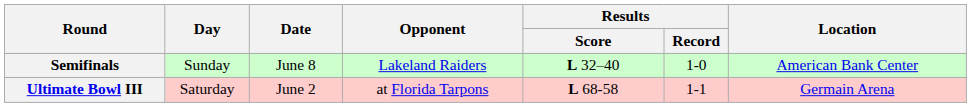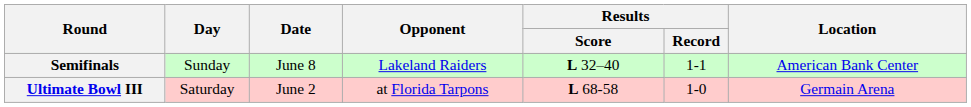(696, 65) 1-0 -> (696, 65) 1-1
(696, 89) 1-1 -> (696, 89) 1-0
